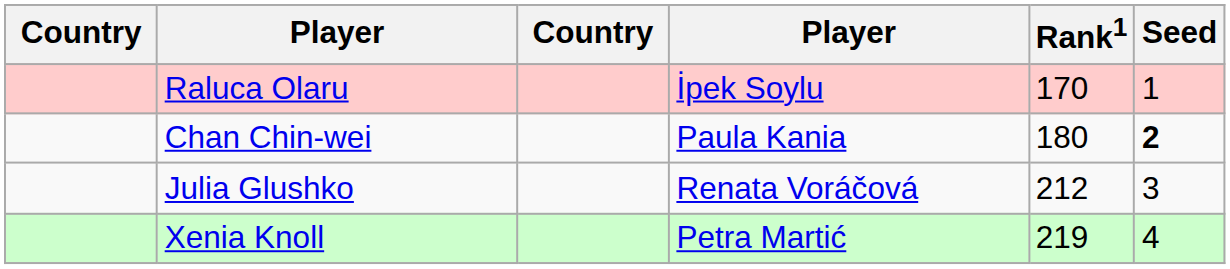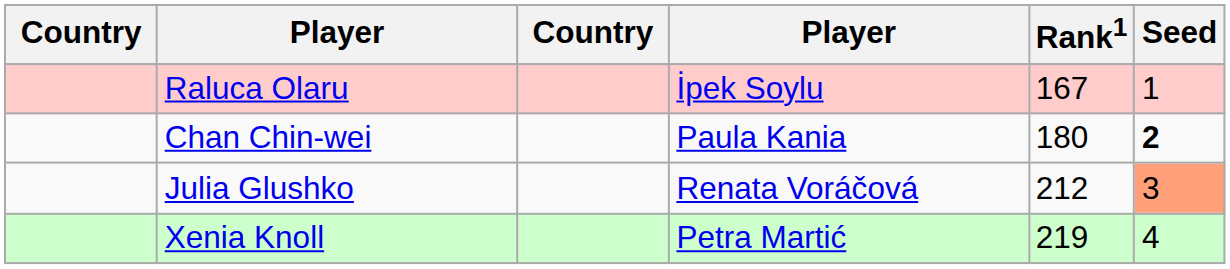(1062, 88) 170 -> (1062, 88) 167
(1151, 187) no background -> (1151, 187) lightsalmon background
